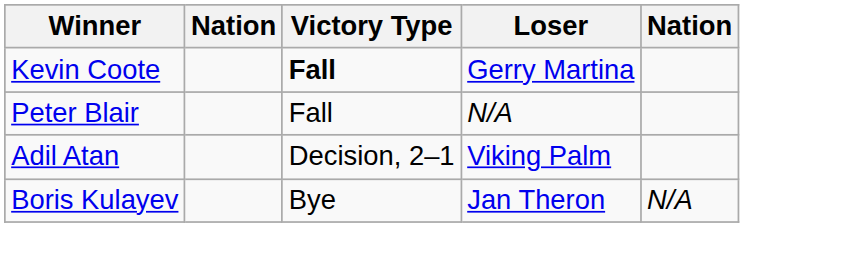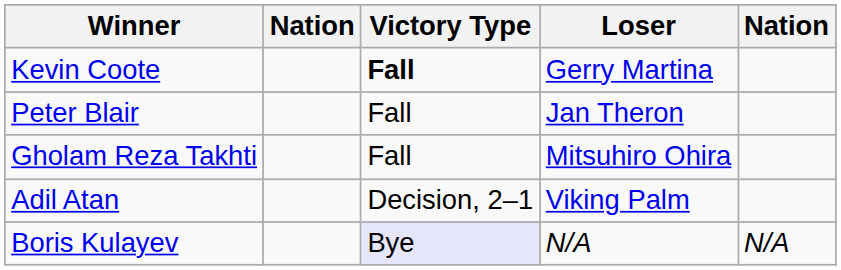(490, 112) N/A -> (615, 112) Jan Theron
+ row: (134, 156)
(312, 199) no background -> (391, 243) lavender background
(536, 199) Jan Theron -> (569, 243) N/A
